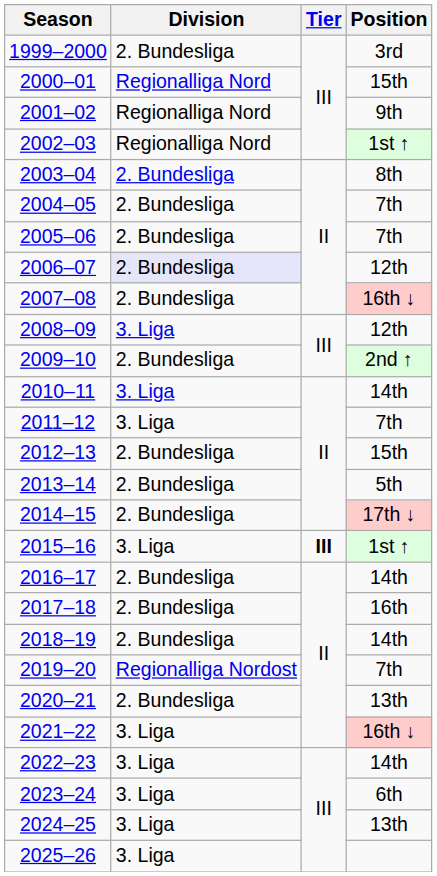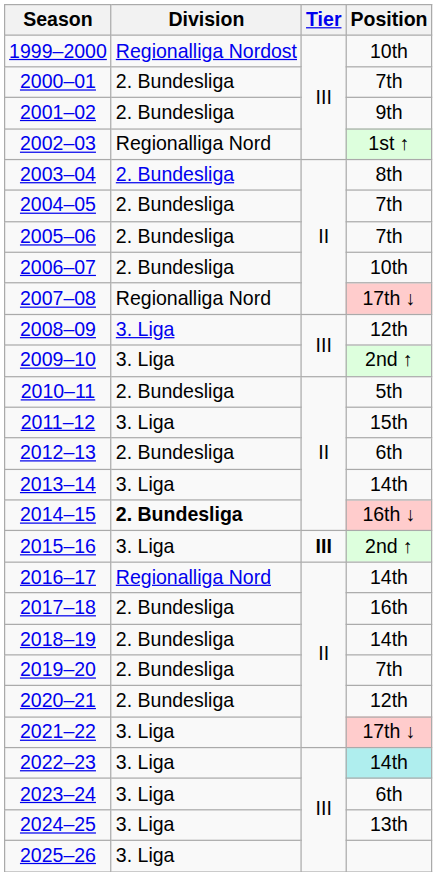(175, 50) 2. Bundesliga -> (206, 50) Regionalliga Nordost
(389, 50) 3rd -> (389, 50) 10th
(193, 81) Regionalliga Nord -> (175, 81) 2. Bundesliga
(389, 81) 15th -> (389, 81) 7th
(193, 112) Regionalliga Nord -> (175, 112) 2. Bundesliga
(175, 267) lavender background -> (175, 267) no background
(389, 267) 12th -> (389, 267) 10th
(175, 298) 2. Bundesliga -> (193, 298) Regionalliga Nord
(389, 298) 16th ↓ -> (389, 298) 17th ↓
(175, 360) 2. Bundesliga -> (145, 360) 3. Liga
(145, 391) 3. Liga -> (175, 391) 2. Bundesliga
(389, 391) 14th -> (389, 391) 5th
(389, 422) 7th -> (389, 422) 15th
(389, 453) 15th -> (389, 453) 6th
(175, 484) 2. Bundesliga -> (145, 484) 3. Liga
(389, 484) 5th -> (389, 484) 14th
(175, 515) normal -> (179, 515) bold
(389, 515) 17th ↓ -> (389, 515) 16th ↓
(389, 546) 1st ↑ -> (389, 546) 2nd ↑
(175, 577) 2. Bundesliga -> (193, 577) Regionalliga Nord
(206, 670) Regionalliga Nordost -> (175, 670) 2. Bundesliga
(389, 701) 13th -> (389, 701) 12th
(389, 732) 16th ↓ -> (389, 732) 17th ↓
(389, 762) no background -> (389, 762) paleturquoise background
